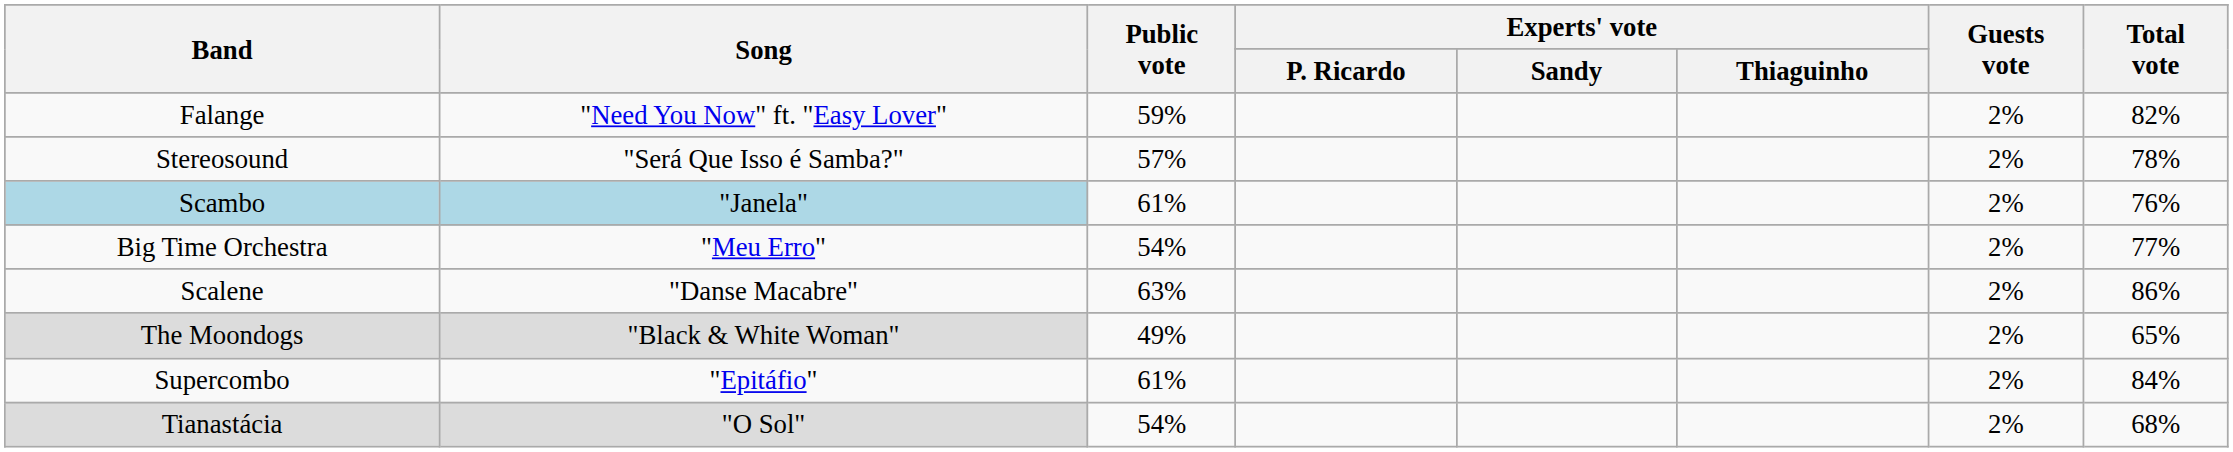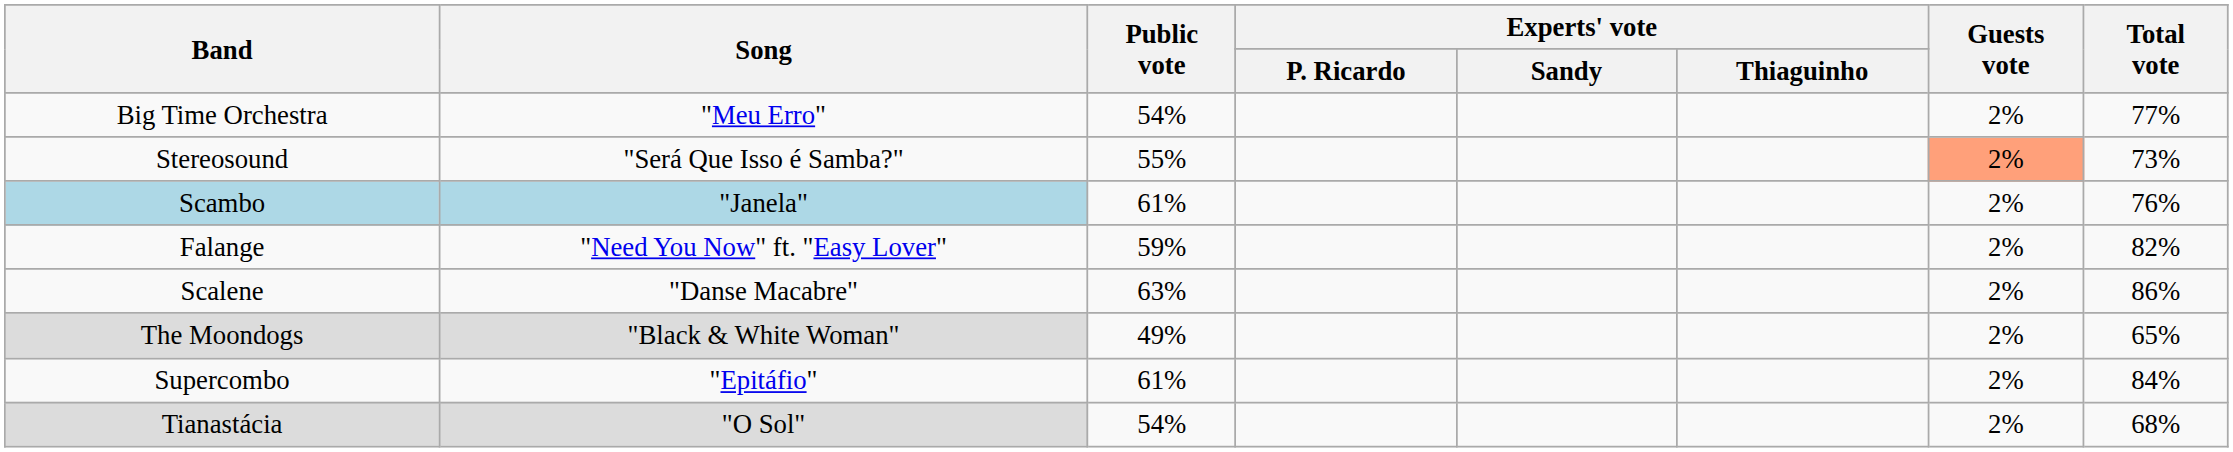rows swapped: (222, 247) <-> (222, 114)
(1162, 159) 57% -> (1162, 159) 55%
(2006, 159) no background -> (2006, 159) lightsalmon background
(2156, 159) 78% -> (2156, 159) 73%
